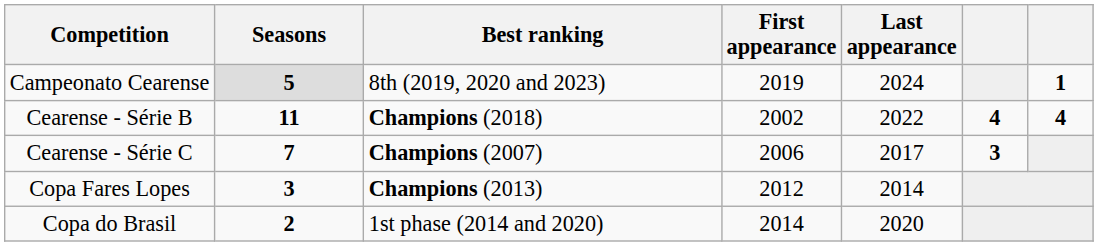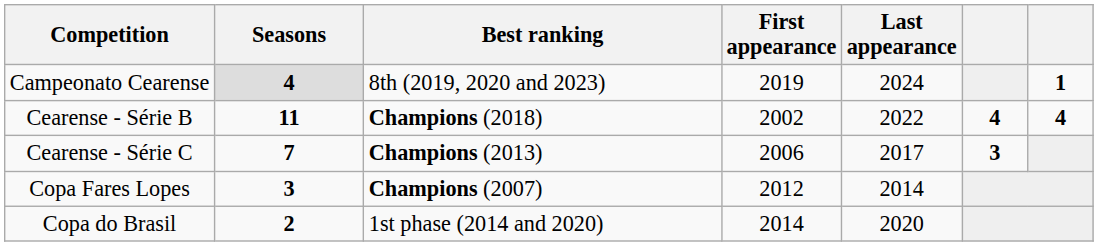(289, 82) 5 -> (289, 82) 4
(456, 152) Champions (2007) -> (456, 152) Champions (2013)
(456, 188) Champions (2013) -> (456, 188) Champions (2007)
